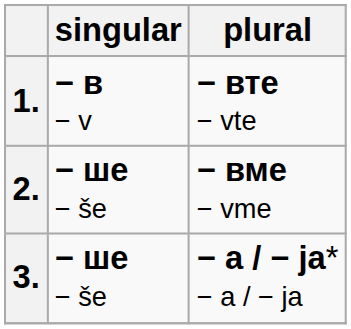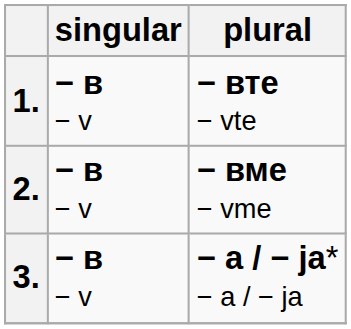(92, 188) − ше − še -> (79, 188) − в − v
(92, 277) − ше − še -> (79, 277) − в − v
